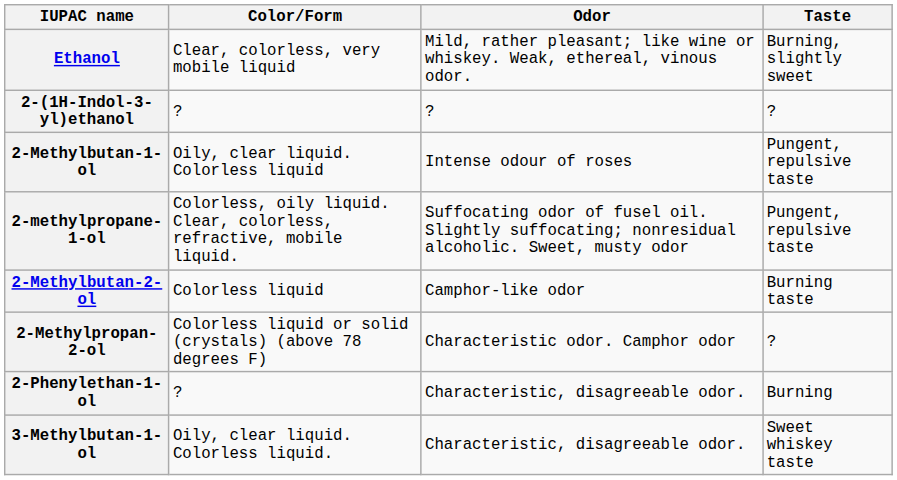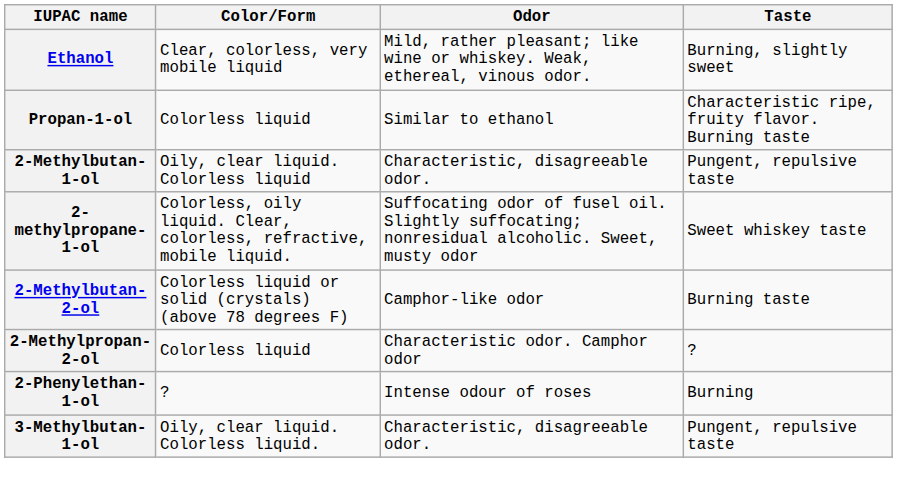+ row: (80, 120)
- row: (87, 111)
(529, 162) Intense odour of roses -> (516, 171) Characteristic, disagreeable odor.
(809, 231) Pungent, repulsive taste -> (777, 231) Sweet whiskey taste
(248, 291) Colorless liquid -> (254, 299) Colorless liquid or solid (crystals) (above 78 degrees F)
(291, 342) Colorless liquid or solid (crystals) (above 78 degrees F) -> (235, 350) Colorless liquid
(585, 393) Characteristic, disagreeable odor. -> (488, 393) Intense odour of roses
(800, 444) Sweet whiskey taste -> (772, 435) Pungent, repulsive taste
